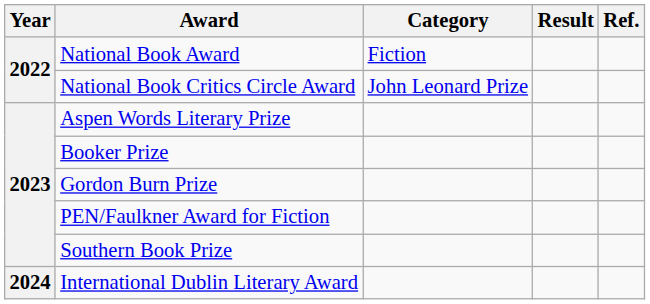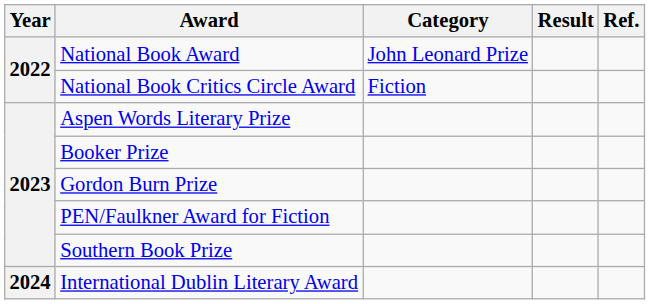(397, 53) Fiction -> (448, 53) John Leonard Prize
(448, 86) John Leonard Prize -> (397, 86) Fiction
